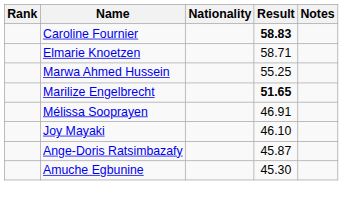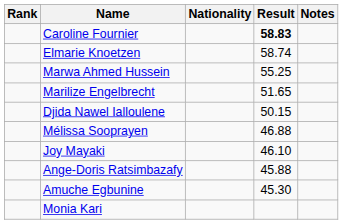(276, 53) 58.71 -> (276, 53) 58.74
(276, 92) bold -> (276, 92) normal
+ row: (104, 111)
(276, 111) 46.91 -> (276, 131) 46.88
(276, 151) 45.87 -> (276, 170) 45.88
+ row: (72, 209)
